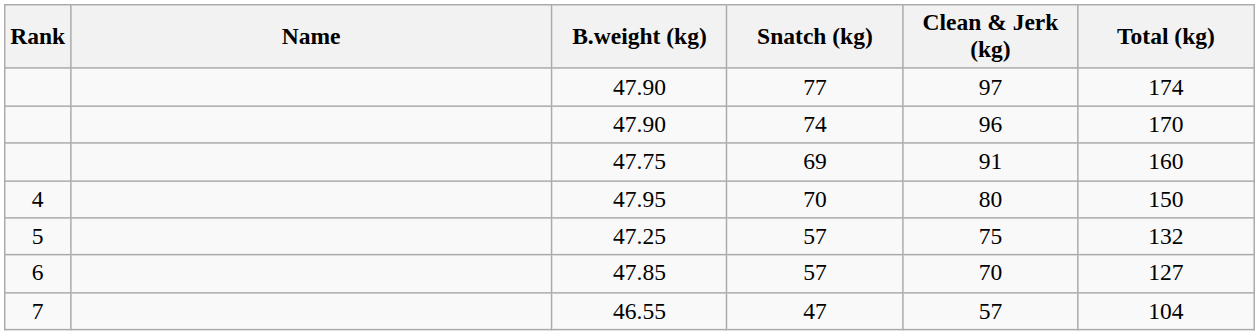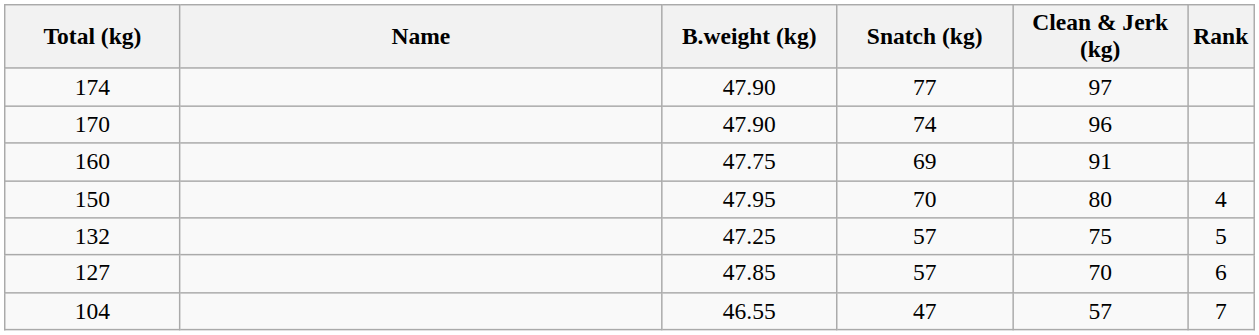columns swapped: (38, 36) <-> (1166, 36)
